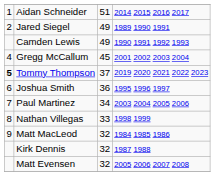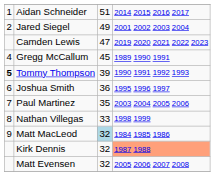(142, 27) 1989 1990 1991 -> (152, 27) 2001 2002 2003 2004
(105, 42) 49 -> (105, 42) 47
(152, 42) 1990 1991 1992 1993 -> (161, 42) 2019 2020 2021 2022 2023
(152, 58) 2001 2002 2003 2004 -> (142, 58) 1989 1990 1991
(105, 73) 37 -> (105, 73) 39
(161, 73) 2019 2020 2021 2022 2023 -> (152, 73) 1990 1991 1992 1993
(105, 103) 34 -> (105, 103) 35
(105, 133) no background -> (105, 133) lightblue background
(132, 149) no background -> (132, 149) lightsalmon background
